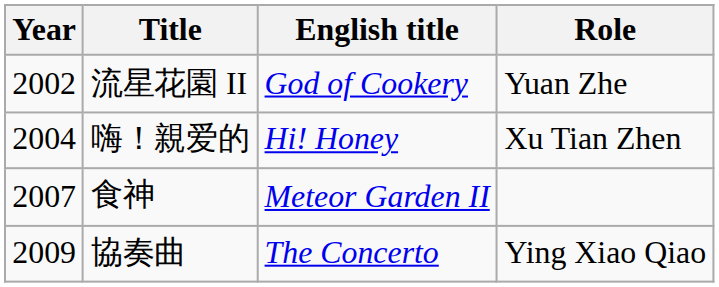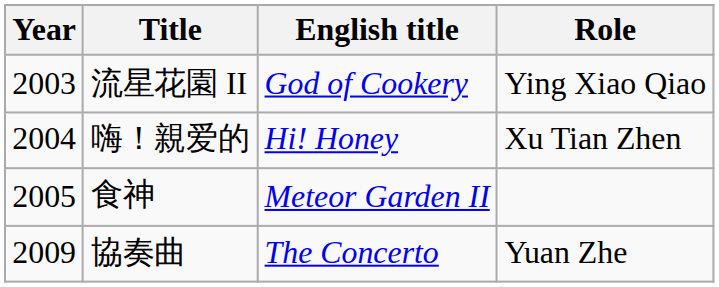(44, 83) 2002 -> (44, 83) 2003
(566, 83) Yuan Zhe -> (605, 83) Ying Xiao Qiao
(44, 196) 2007 -> (44, 196) 2005
(605, 252) Ying Xiao Qiao -> (566, 252) Yuan Zhe
